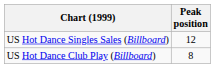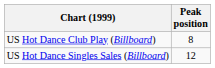rows swapped: (81, 55) <-> (88, 39)
